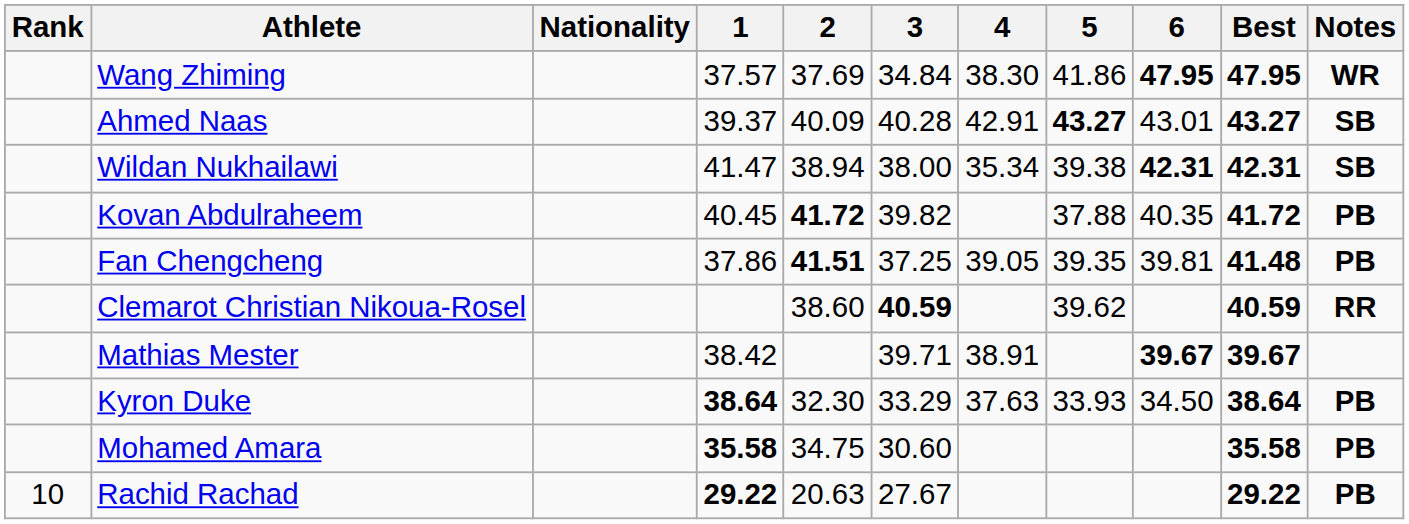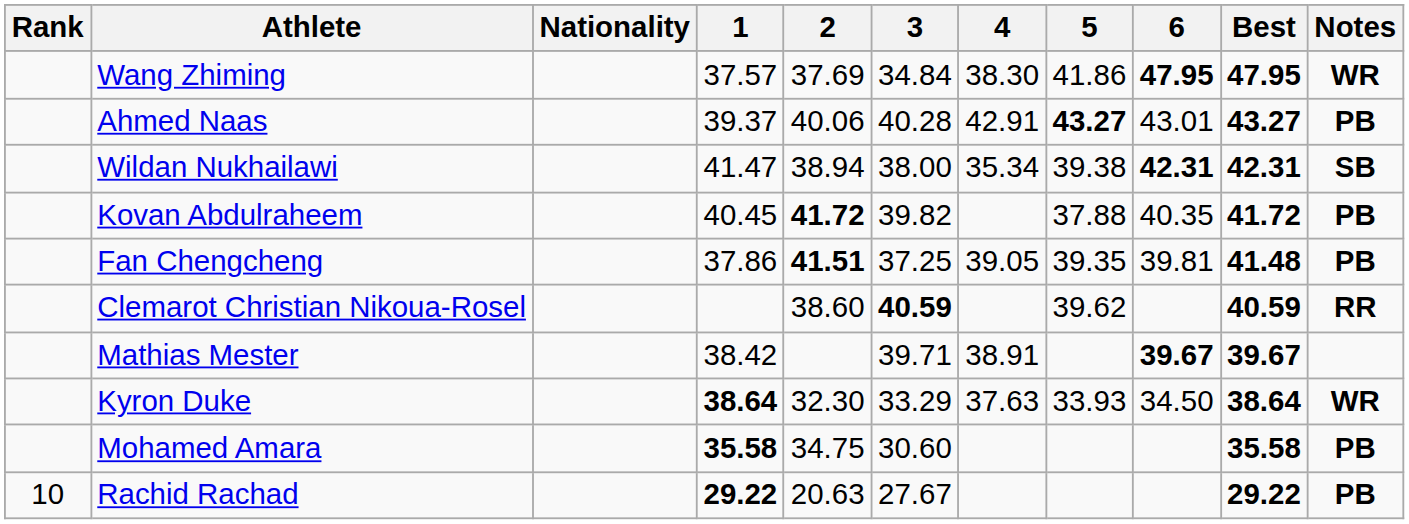(828, 121) 40.09 -> (828, 121) 40.06
(1355, 121) SB -> (1355, 121) PB
(1355, 401) PB -> (1355, 401) WR
